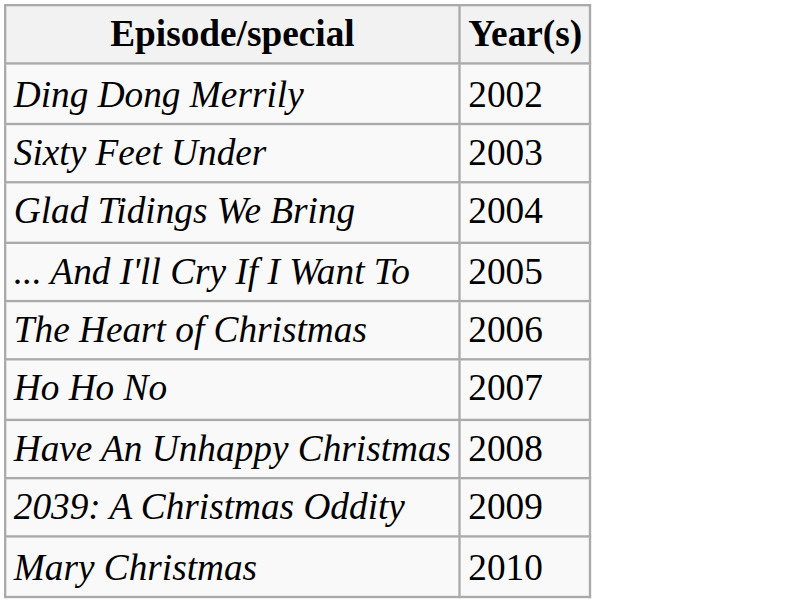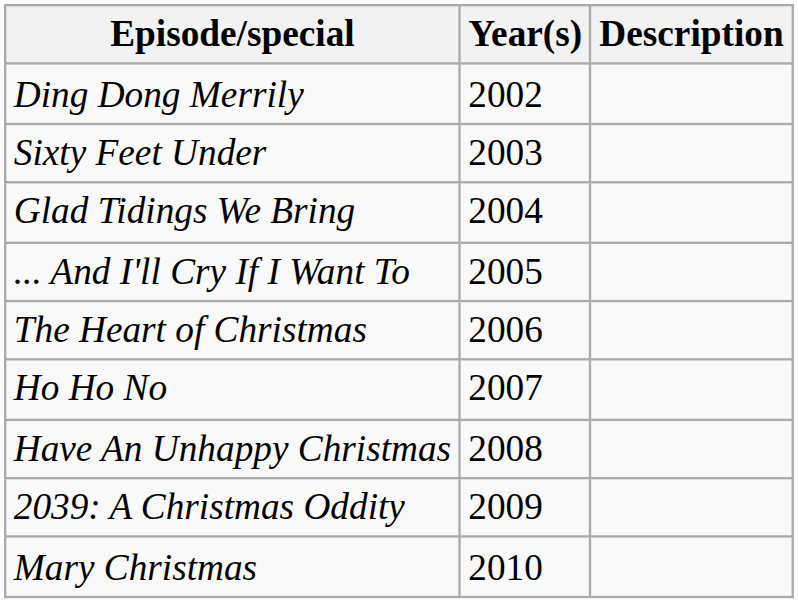+ column: (692, 34)
